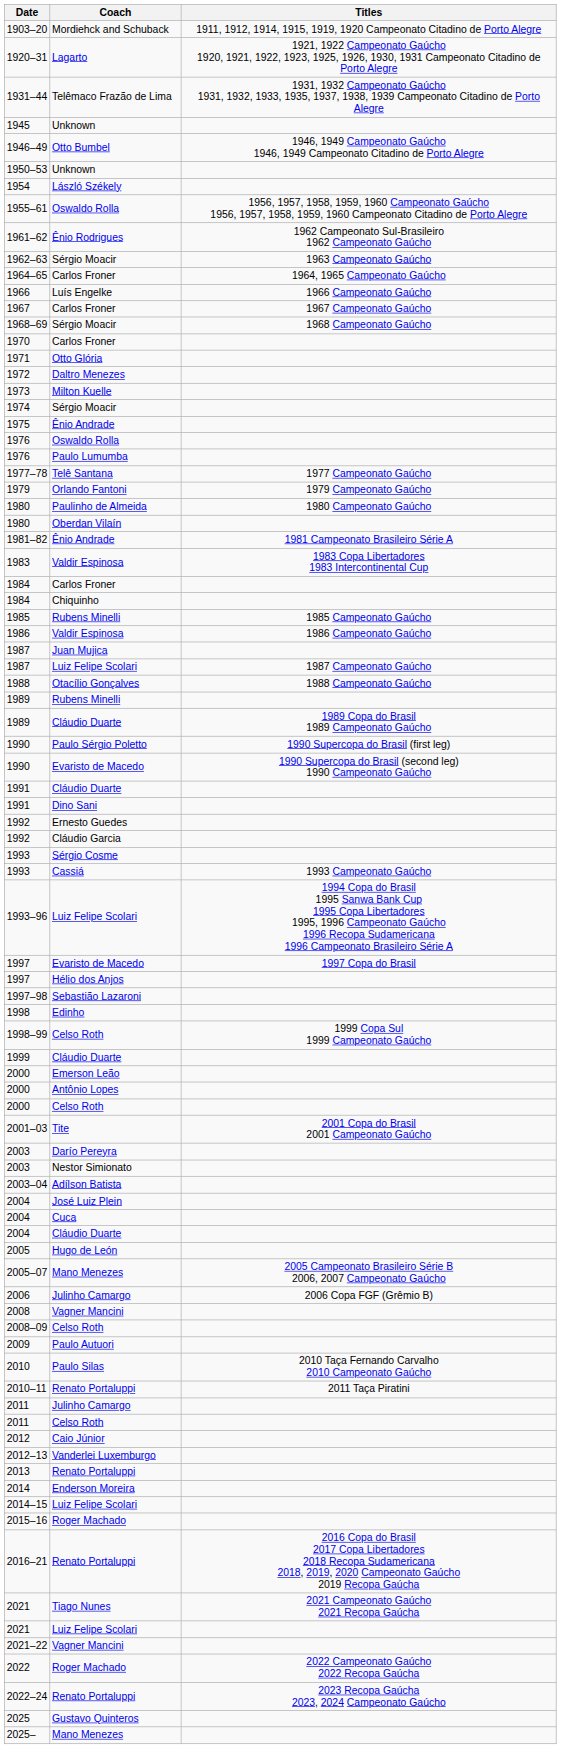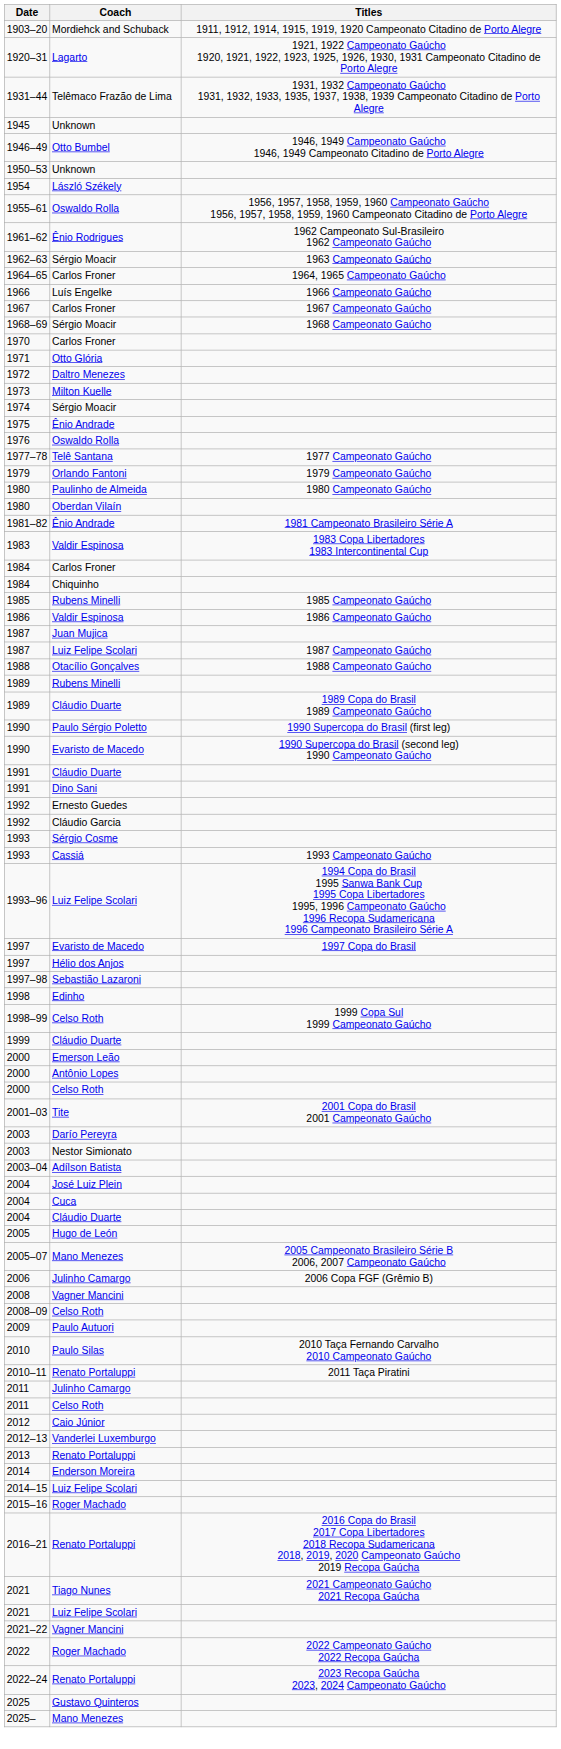- row: (18, 457)
